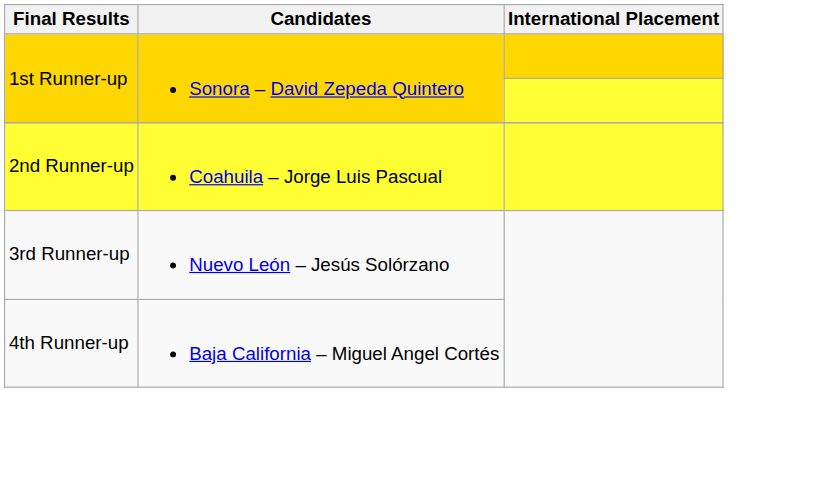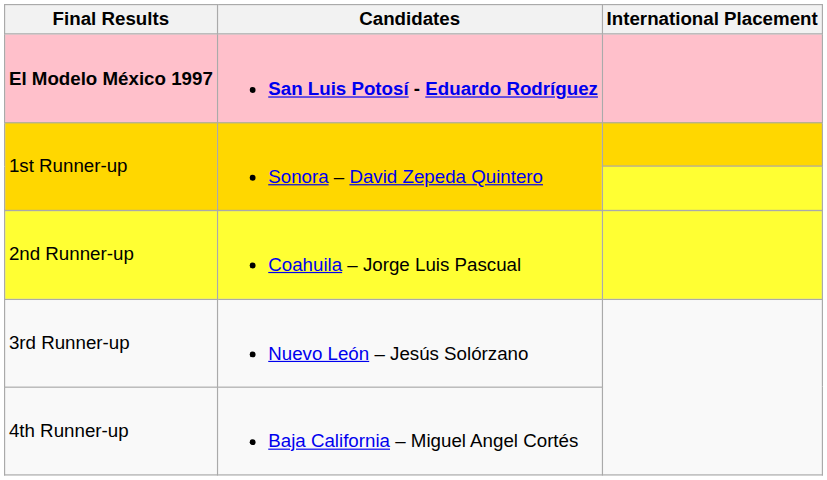+ row: (111, 78)
